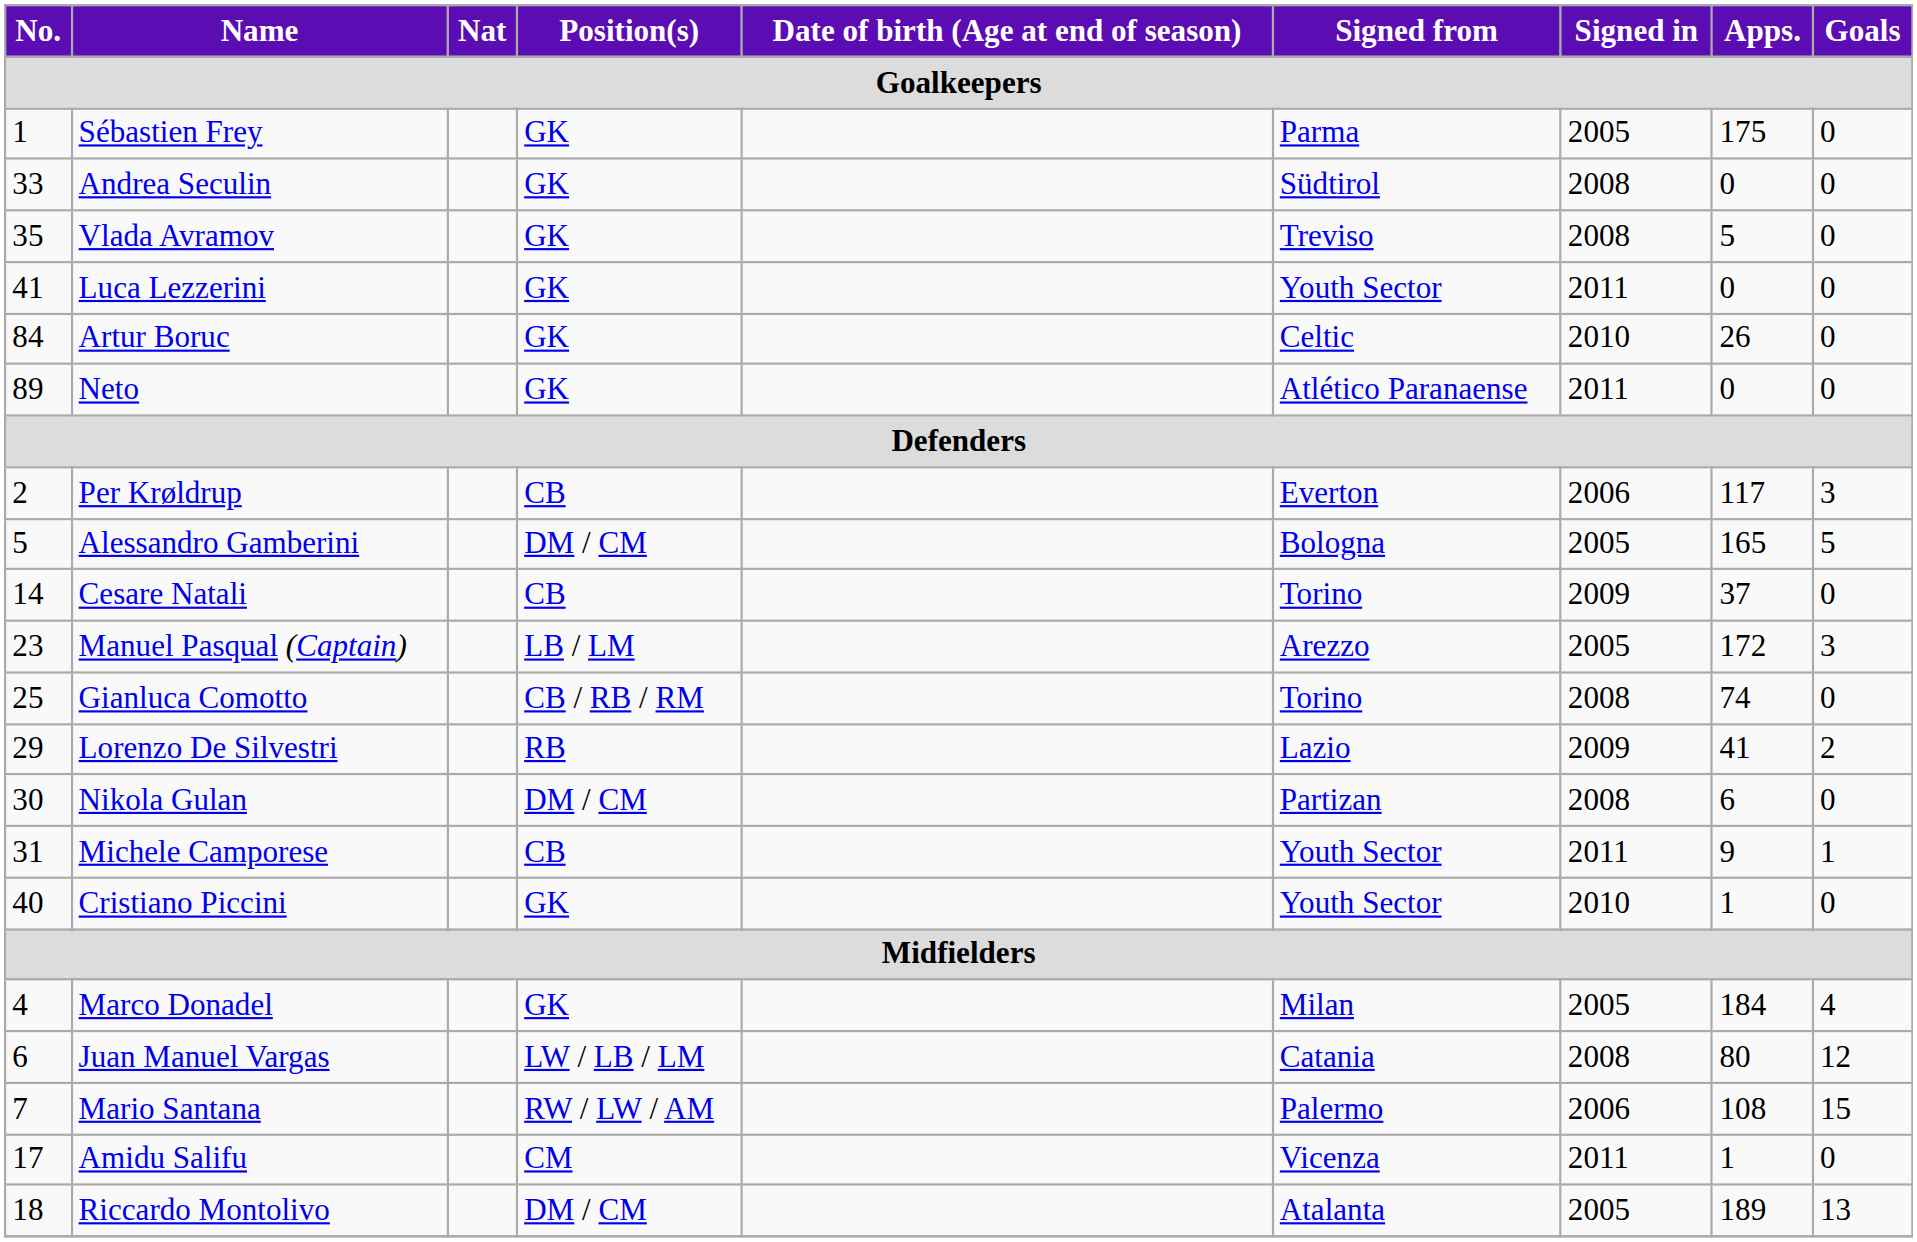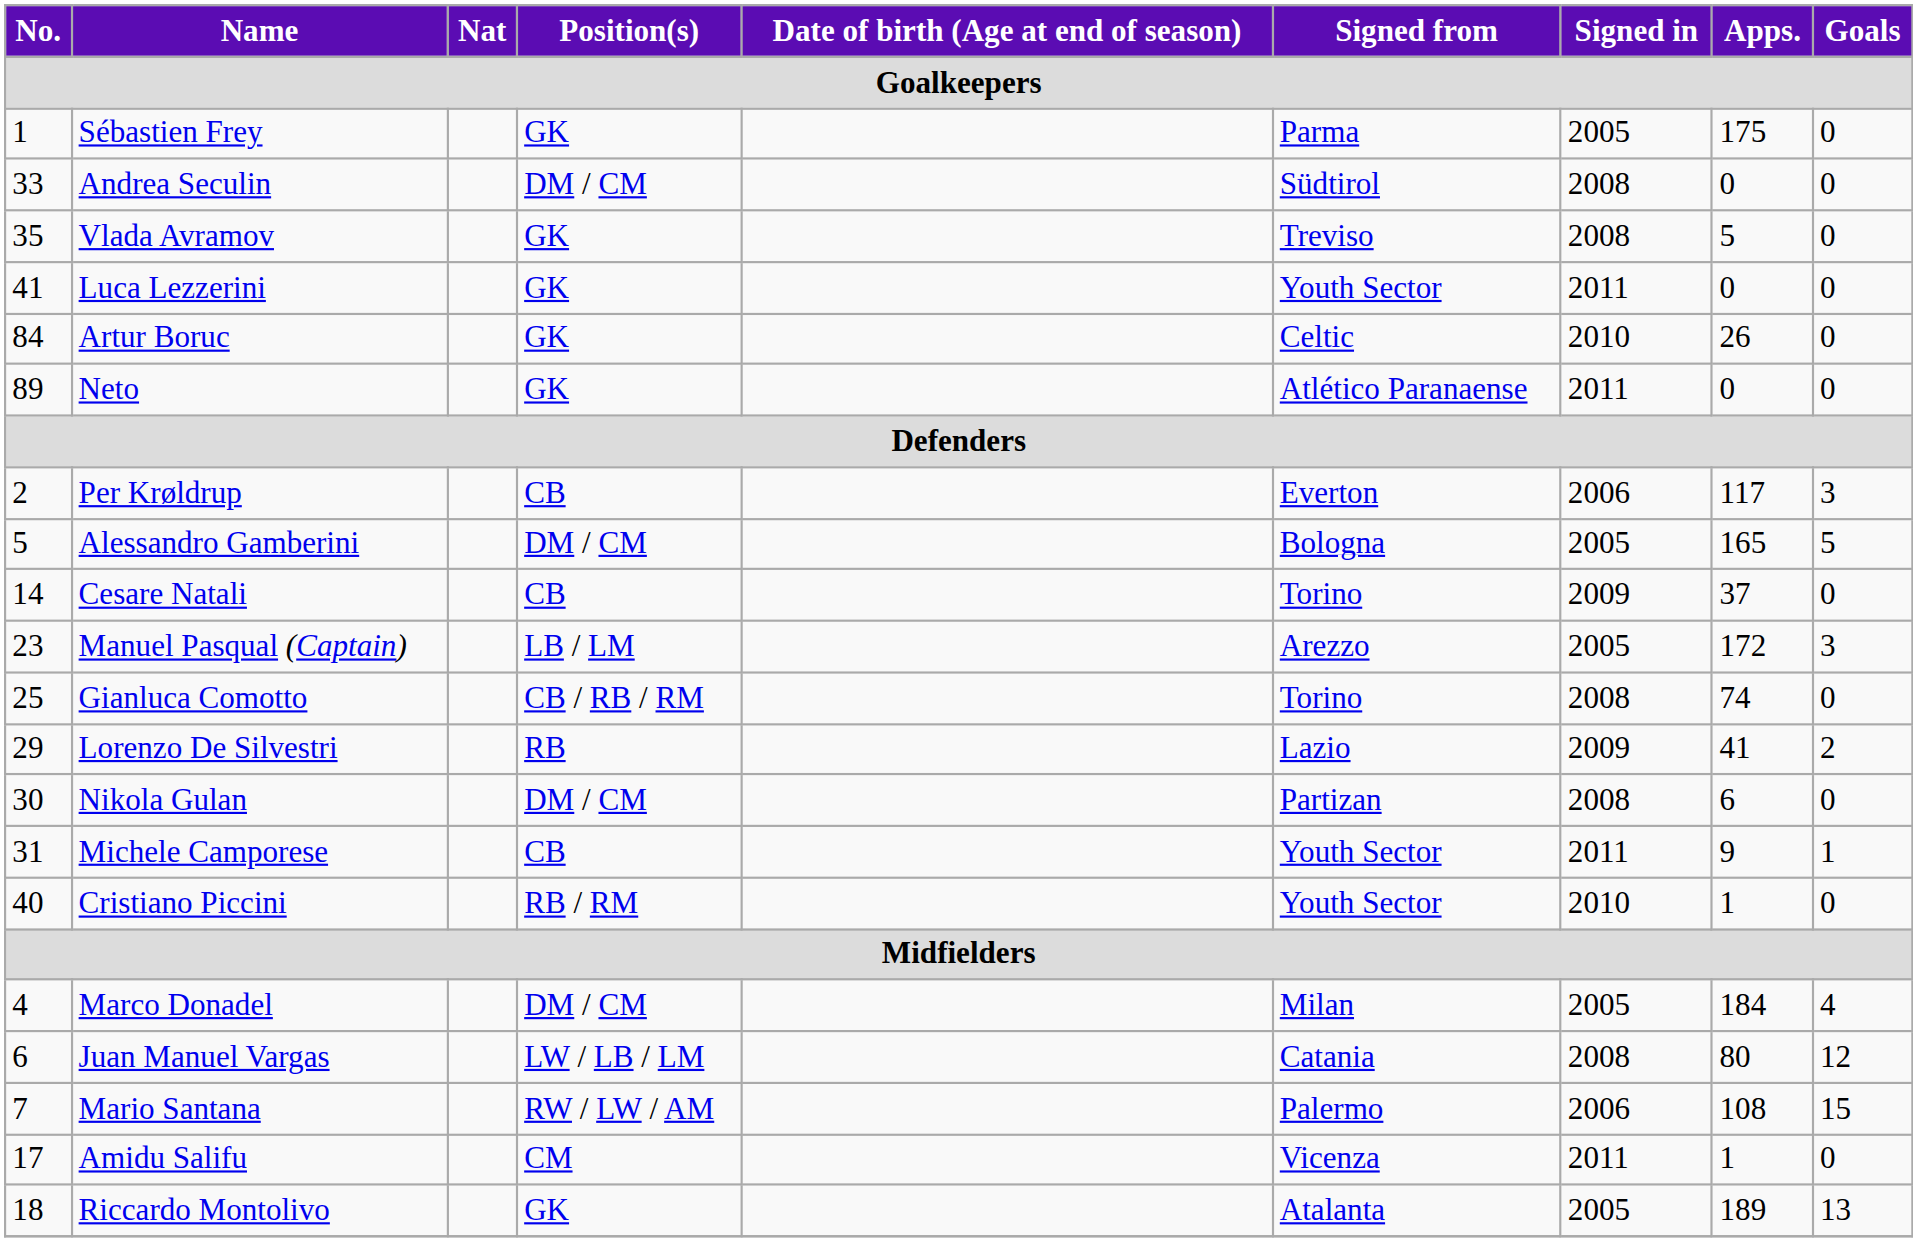(547, 184) GK -> (586, 184) DM / CM
(547, 902) GK -> (581, 902) RB / RM
(547, 1005) GK -> (586, 1005) DM / CM
(586, 1210) DM / CM -> (547, 1210) GK
